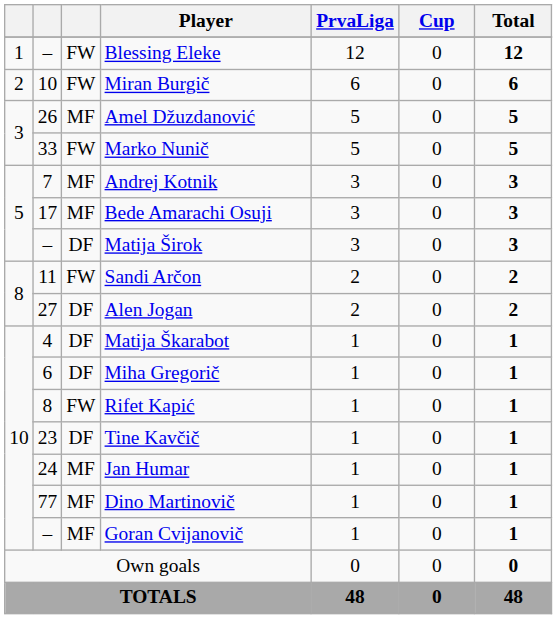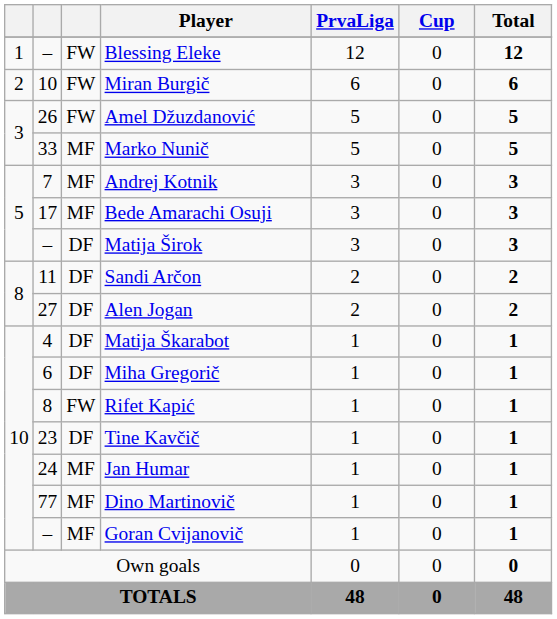(81, 117) MF -> (81, 117) FW
(81, 149) FW -> (81, 149) MF
(81, 277) FW -> (81, 277) DF
